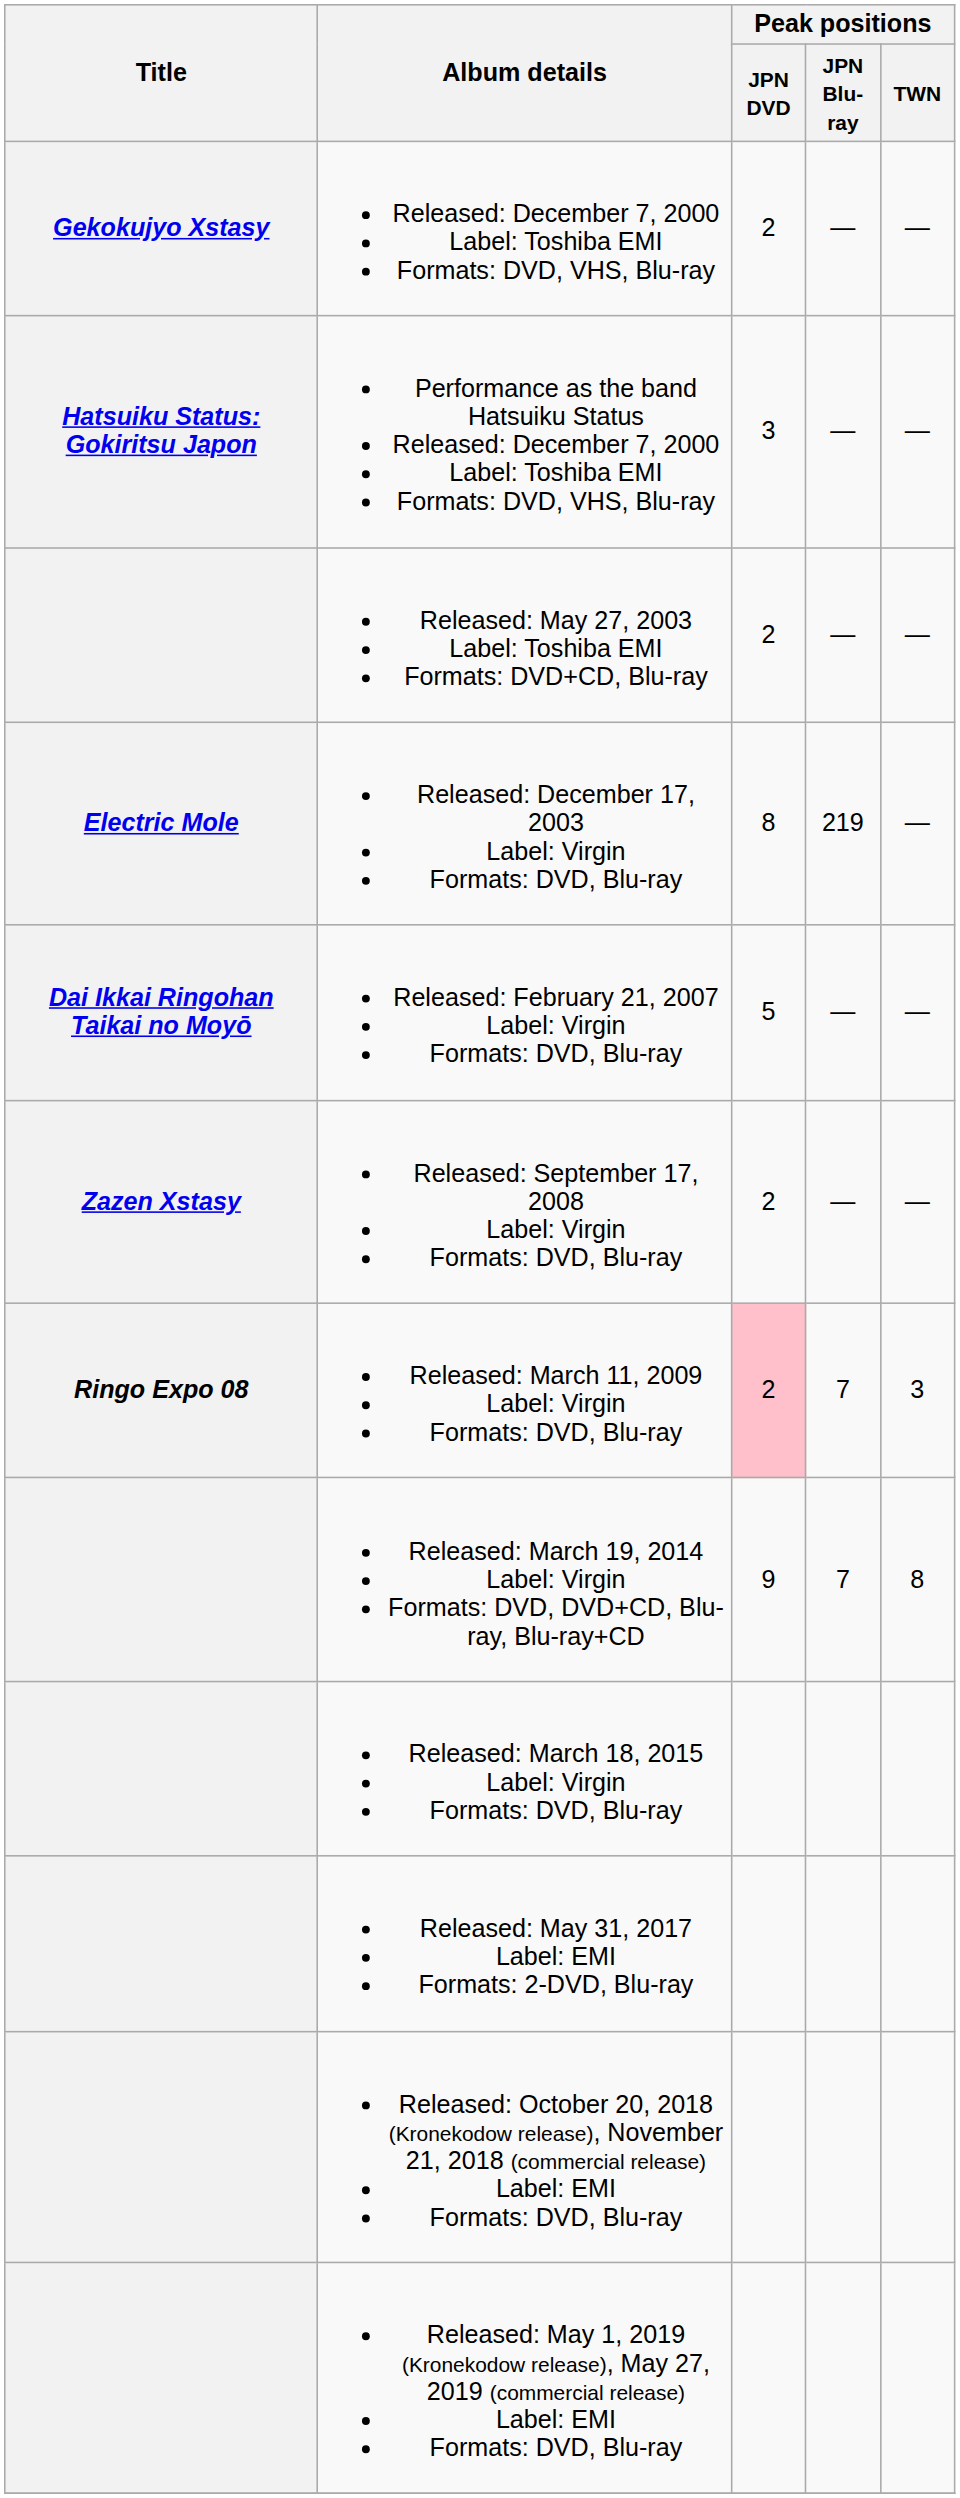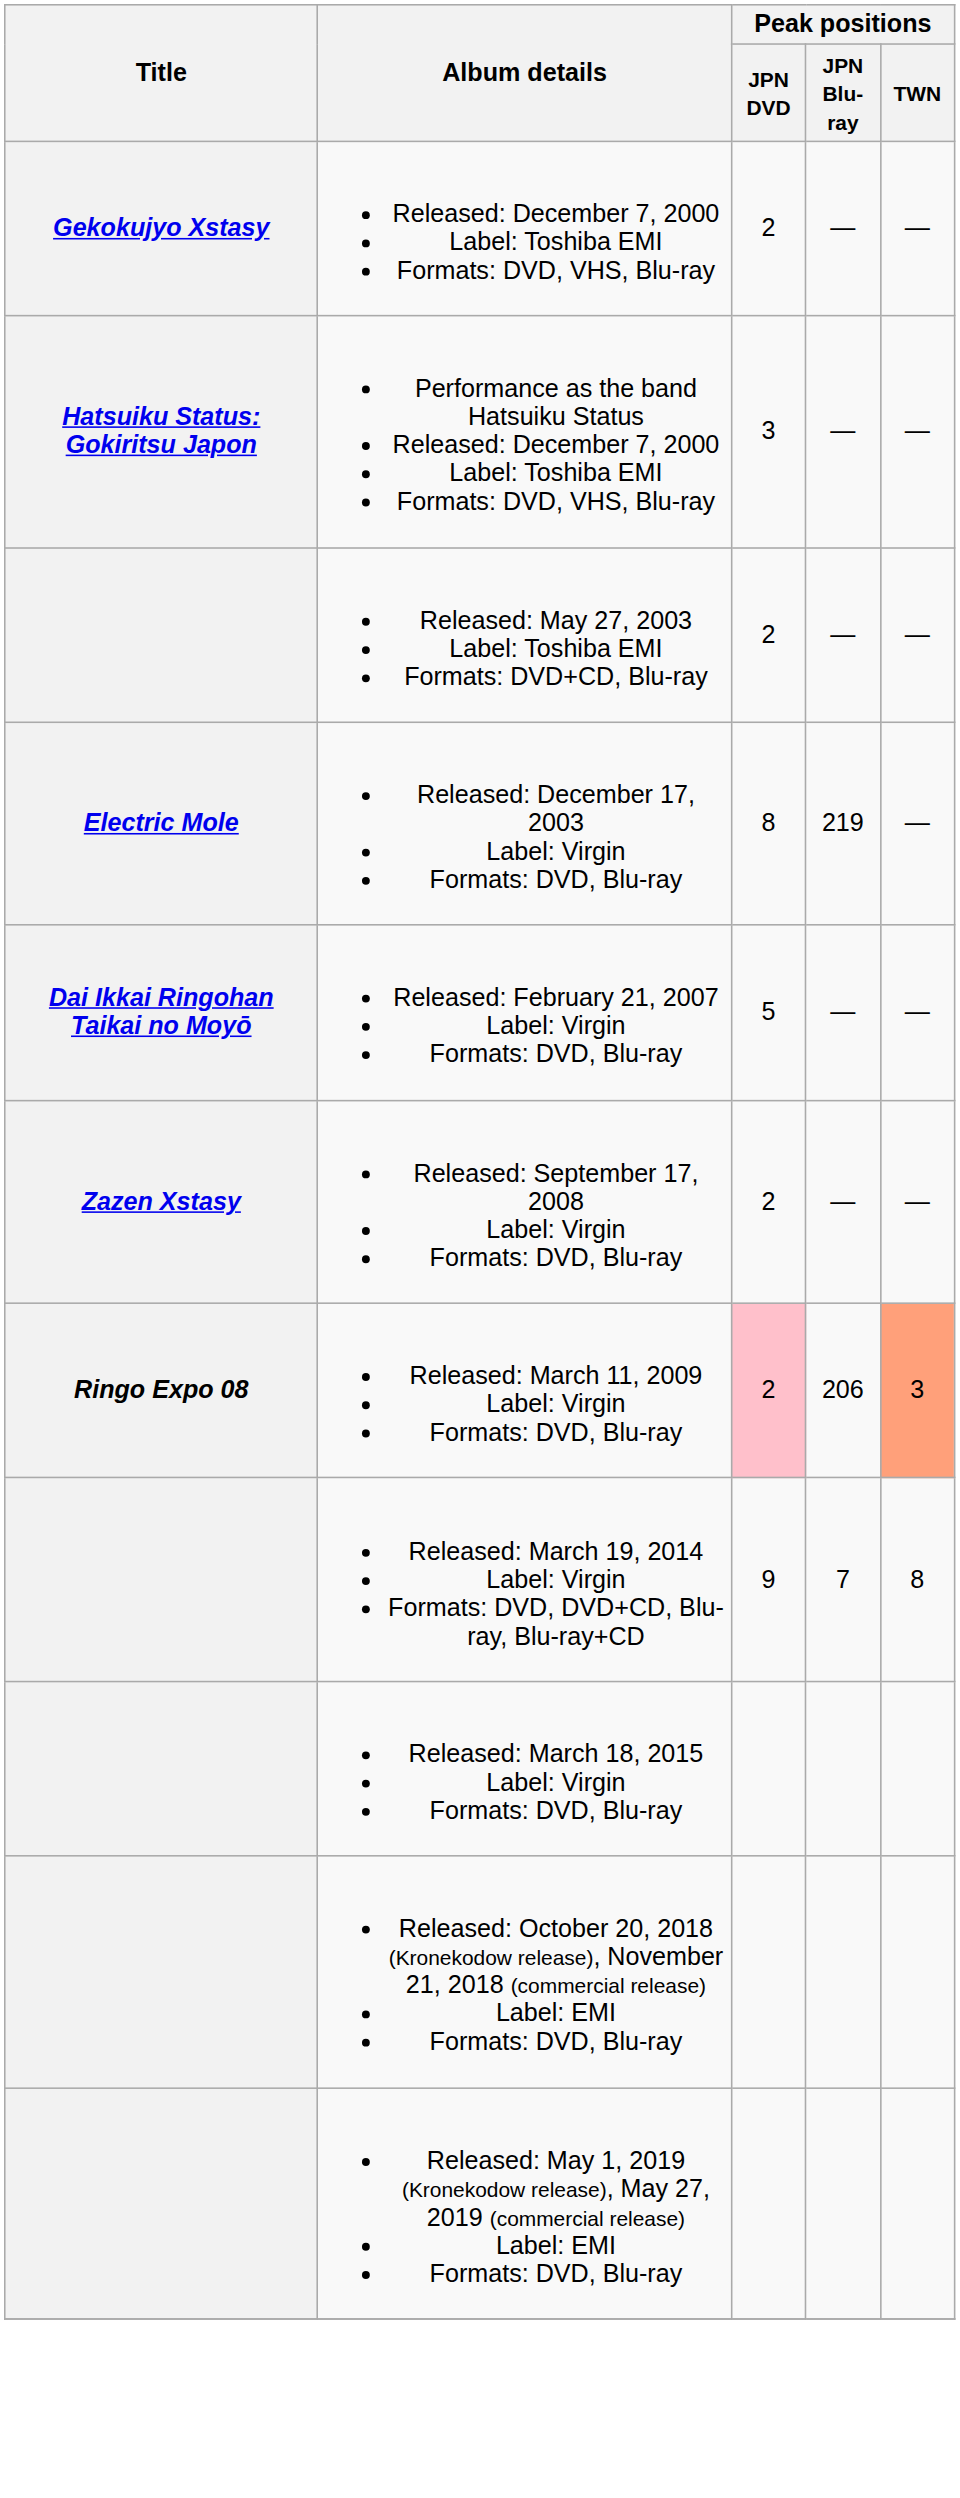(843, 1390) 7 -> (843, 1390) 206
(917, 1390) no background -> (917, 1390) lightsalmon background
- row: (525, 1958)
